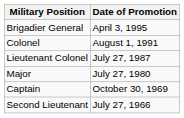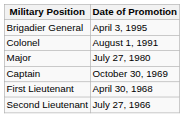- row: (47, 58)
+ row: (40, 89)
